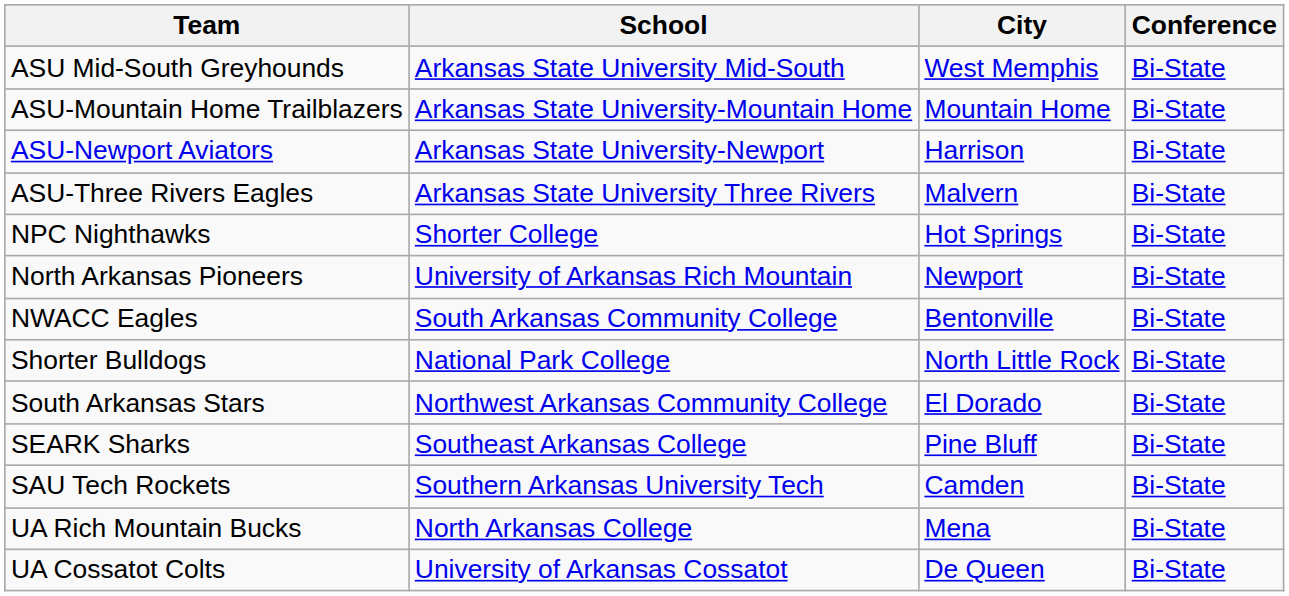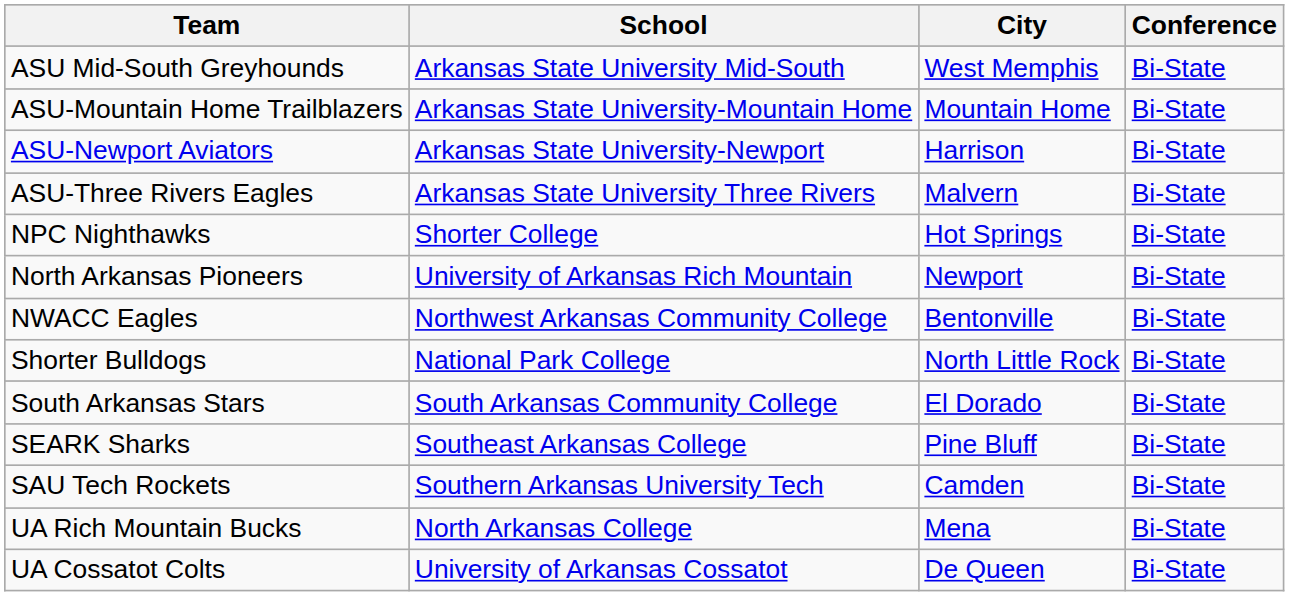(626, 318) South Arkansas Community College -> (651, 318) Northwest Arkansas Community College
(651, 402) Northwest Arkansas Community College -> (626, 402) South Arkansas Community College
